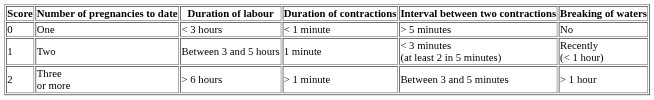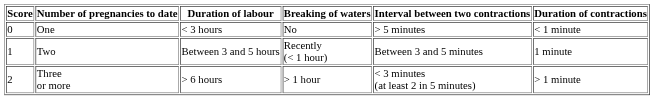columns swapped: (340, 13) <-> (603, 13)
(451, 51) < 3 minutes (at least 2 in 5 minutes) -> (429, 51) Between 3 and 5 minutes
(455, 79) Between 3 and 5 minutes -> (425, 79) < 3 minutes (at least 2 in 5 minutes)
